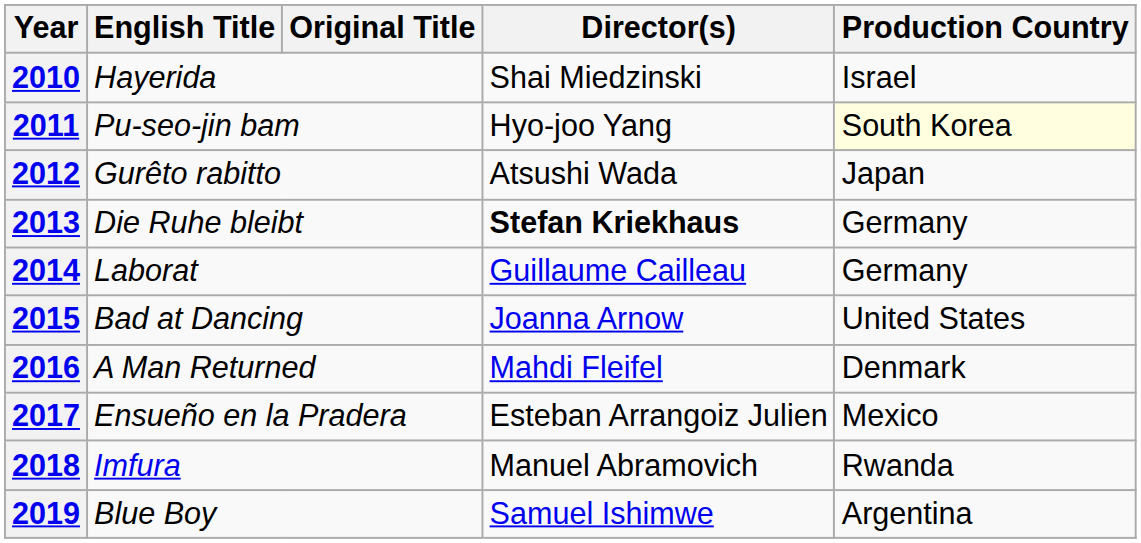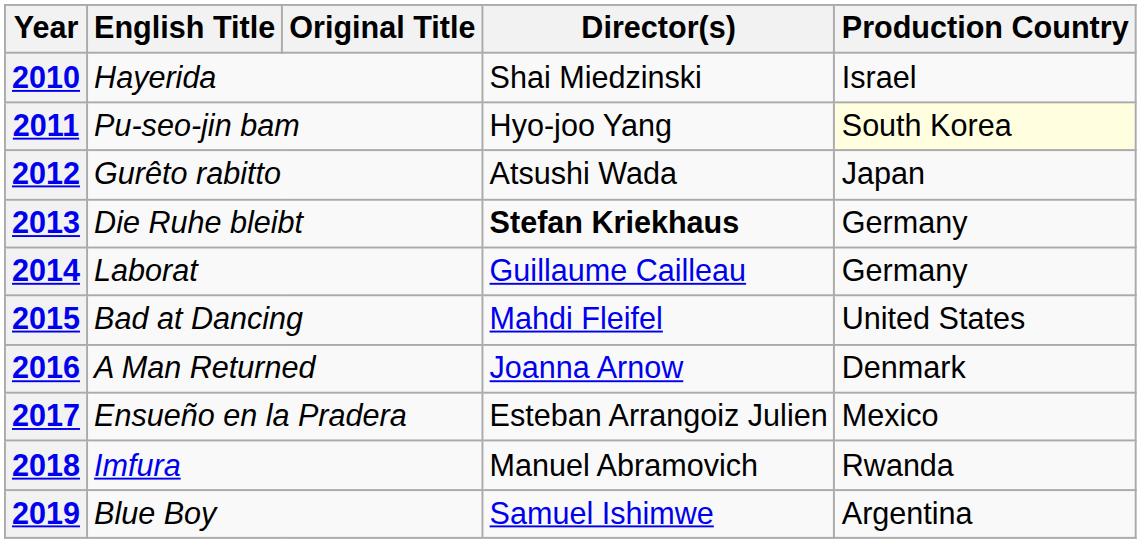(586, 319) Joanna Arnow -> (576, 319) Mahdi Fleifel
(576, 367) Mahdi Fleifel -> (586, 367) Joanna Arnow
